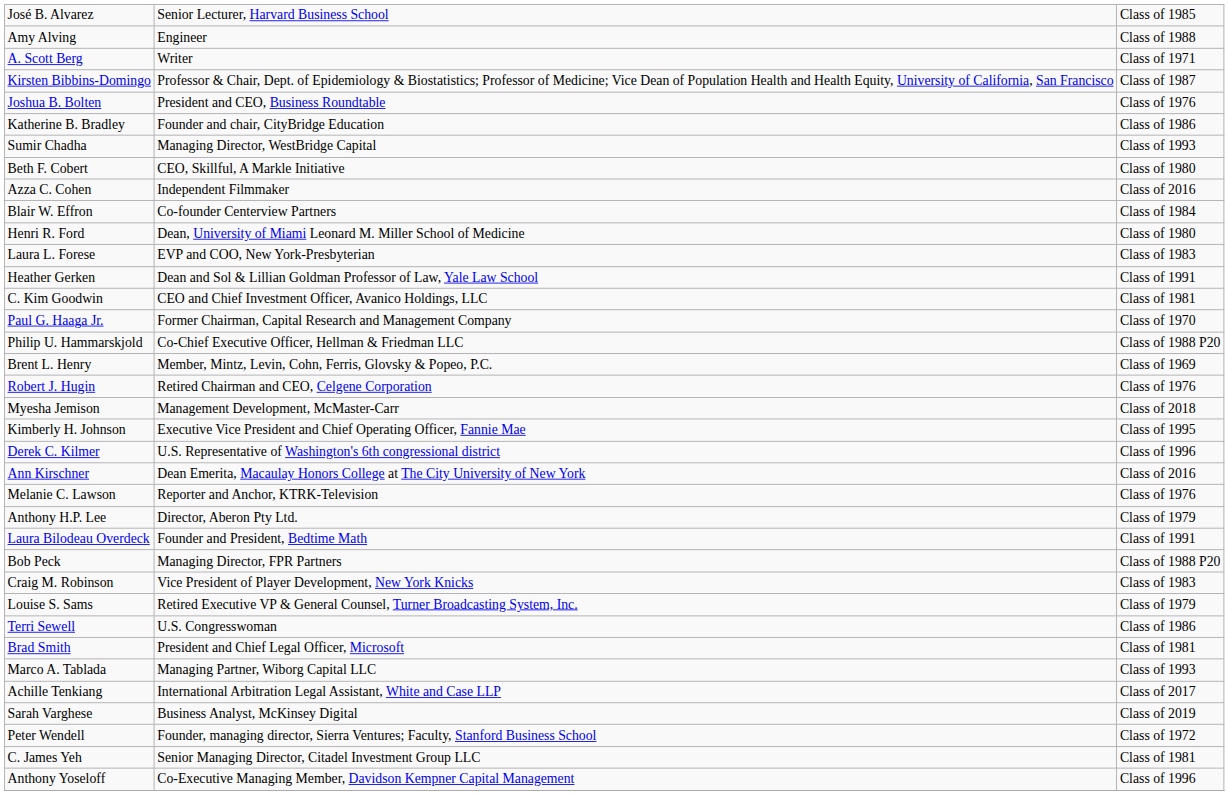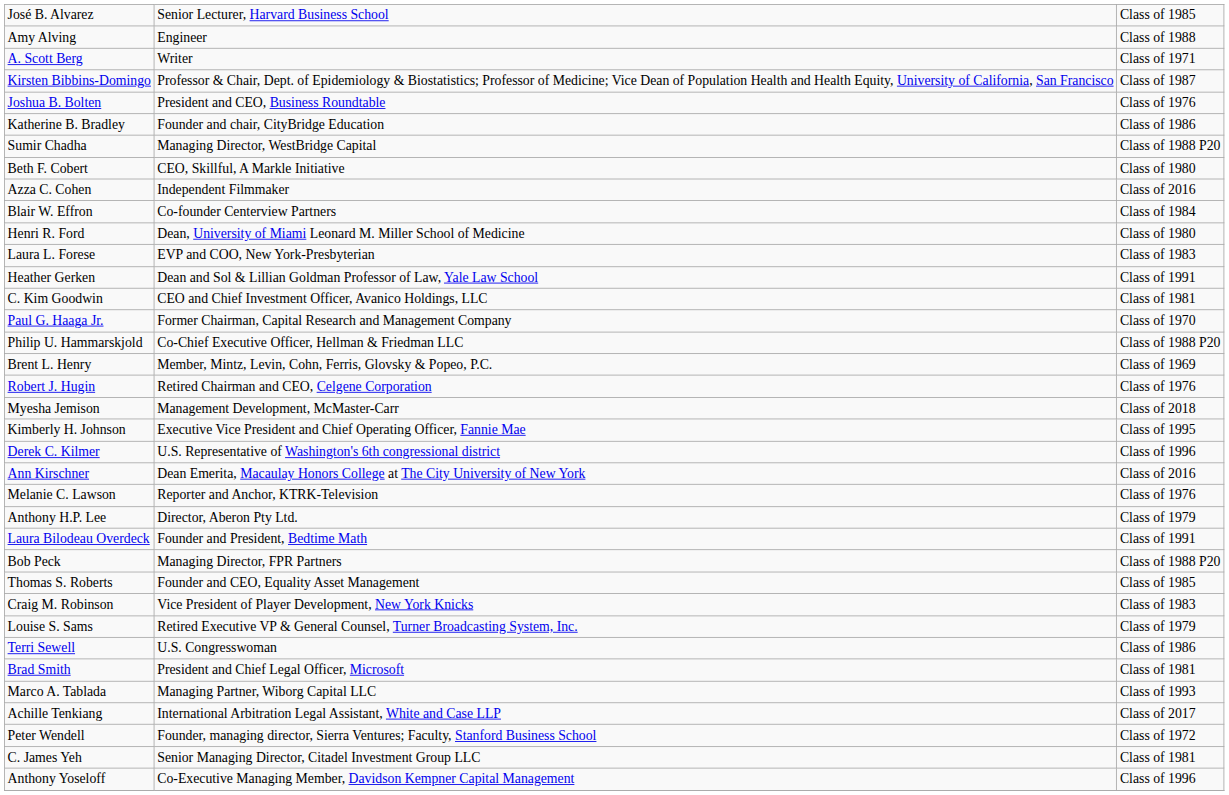(1158, 146) Class of 1993 -> (1170, 146) Class of 1988 P20
+ row: (60, 582)
- row: (50, 713)
